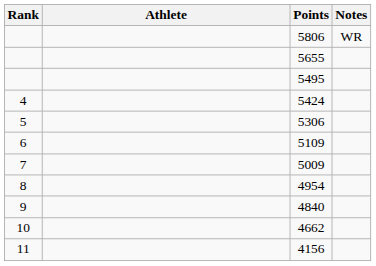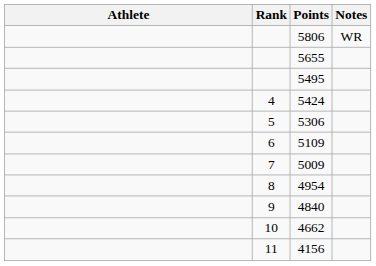columns swapped: (23, 15) <-> (166, 15)
